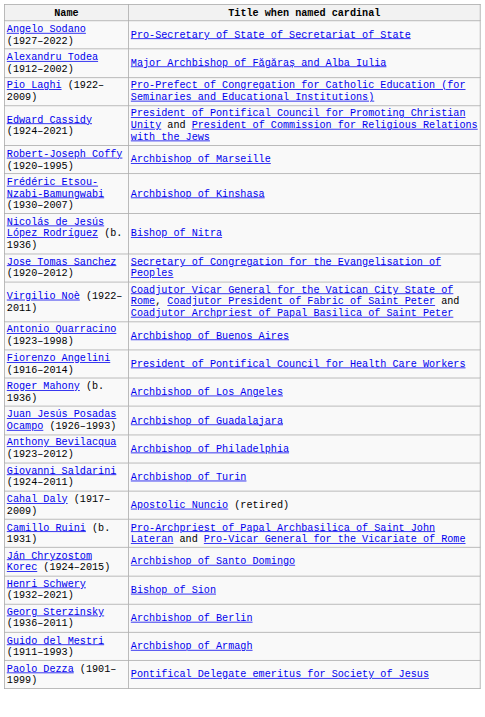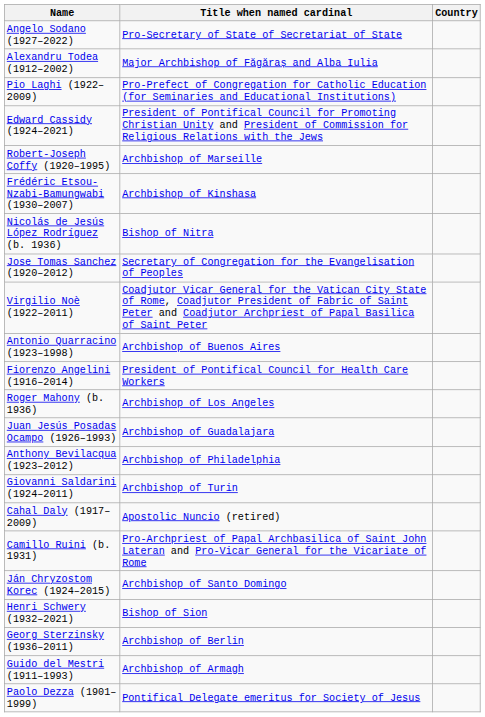+ column: (456, 13)
